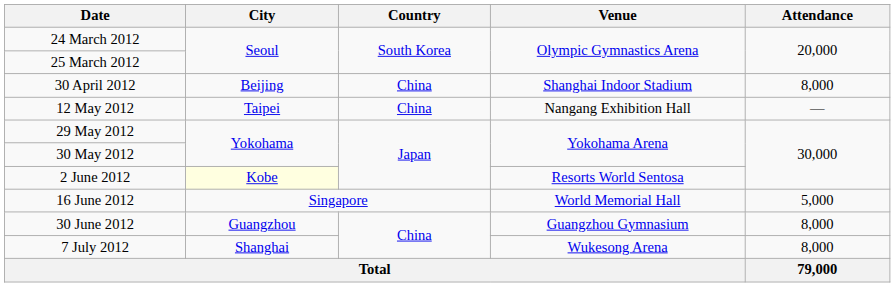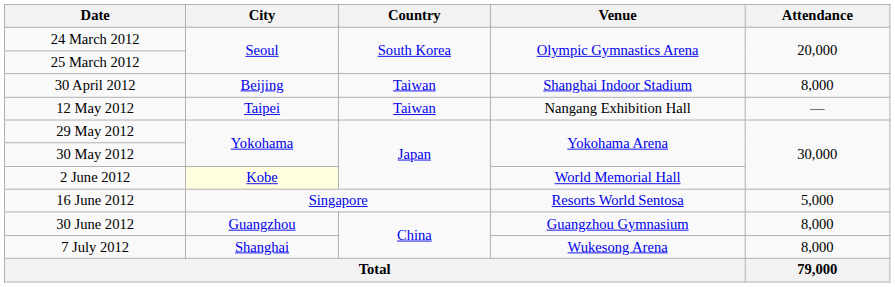(414, 85) China -> (414, 85) Taiwan
(414, 108) China -> (414, 108) Taiwan
(618, 177) Resorts World Sentosa -> (618, 177) World Memorial Hall
(618, 200) World Memorial Hall -> (618, 200) Resorts World Sentosa
